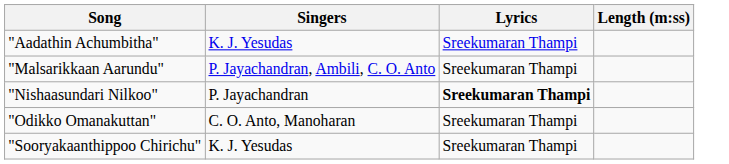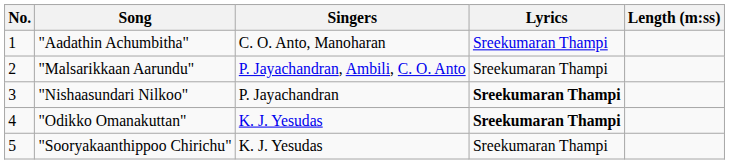+ column: (20, 17)
(250, 43) K. J. Yesudas -> (312, 43) C. O. Anto, Manoharan
(282, 120) C. O. Anto, Manoharan -> (281, 120) K. J. Yesudas
(510, 120) normal -> (547, 120) bold
